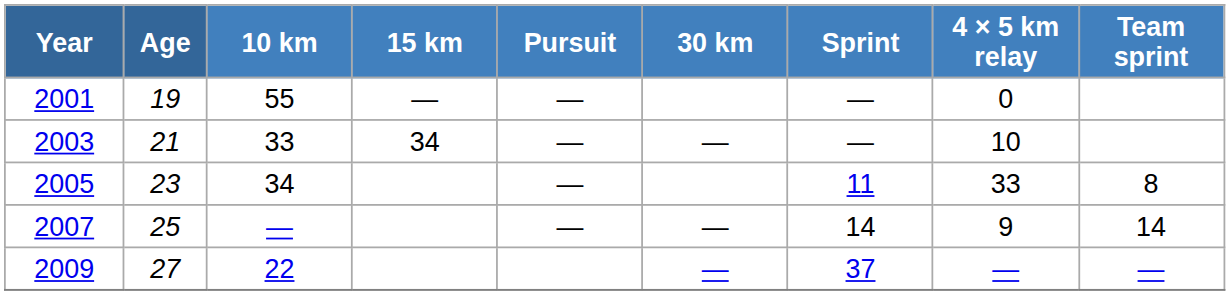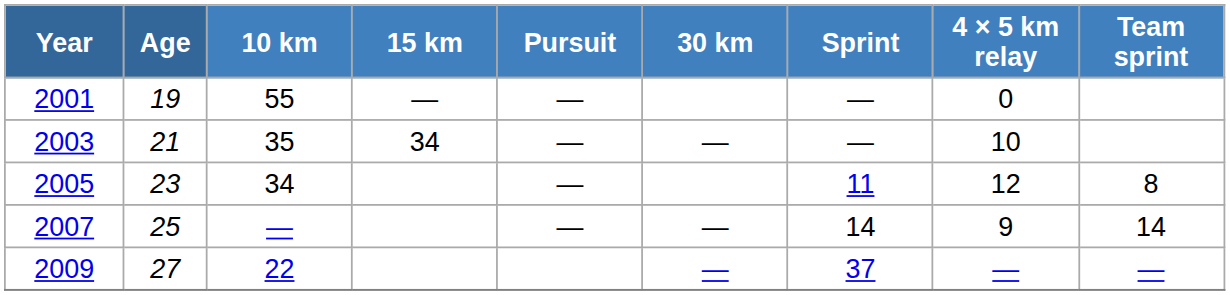(280, 142) 33 -> (280, 142) 35
(1006, 184) 33 -> (1006, 184) 12
